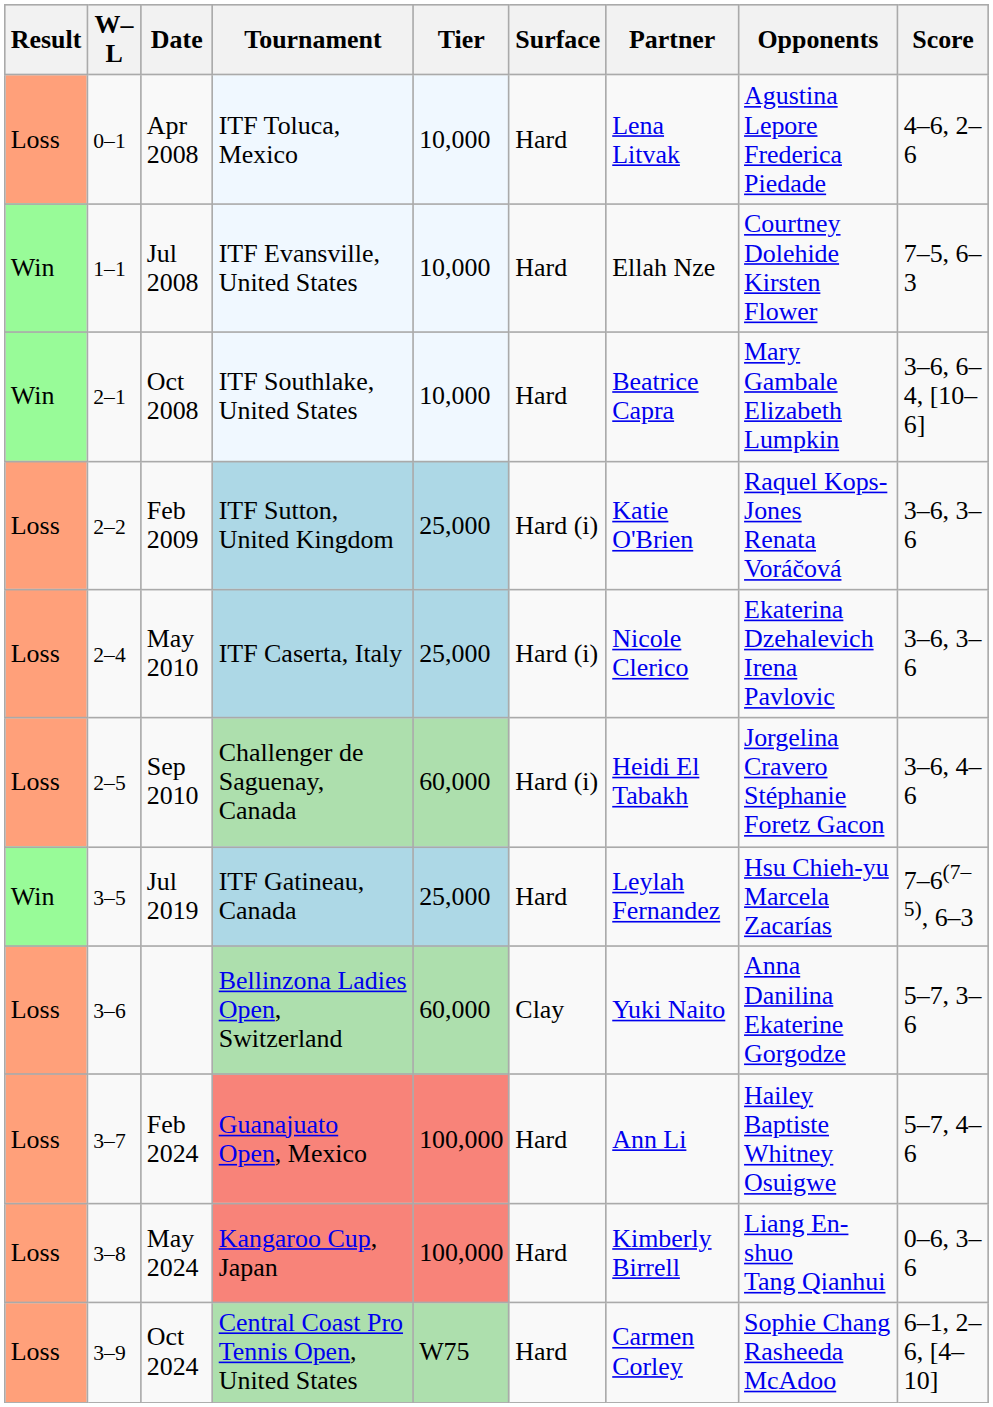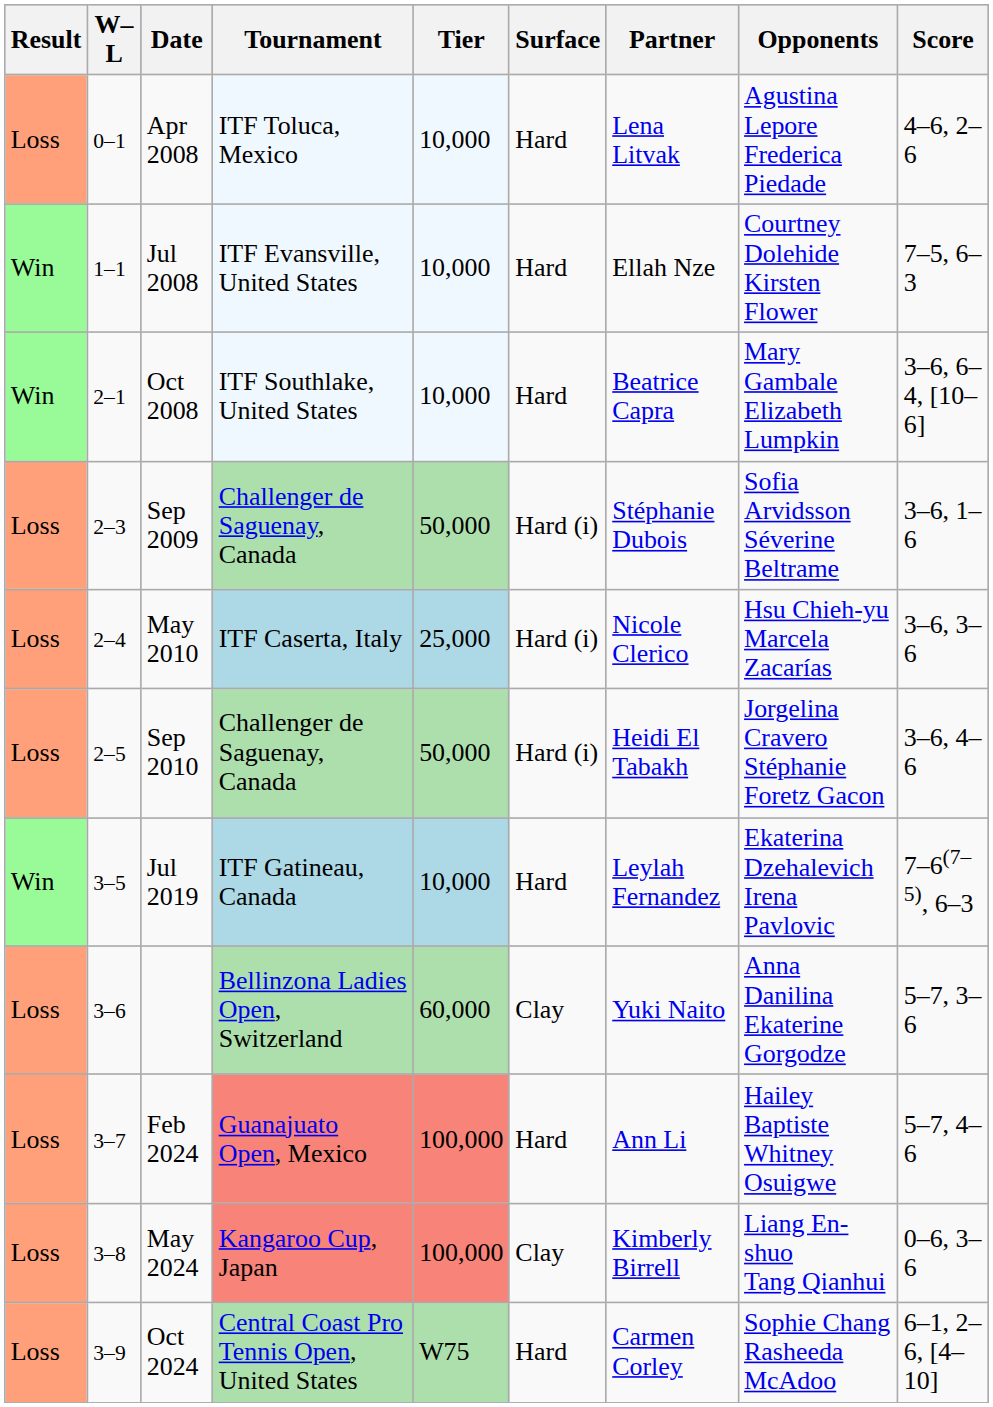- row: (173, 524)
+ row: (173, 524)
(809, 653) Ekaterina Dzehalevich Irena Pavlovic -> (816, 638) Hsu Chieh-yu Marcela Zacarías
(455, 781) 60,000 -> (455, 752) 50,000
(455, 896) 25,000 -> (455, 881) 10,000
(816, 896) Hsu Chieh-yu Marcela Zacarías -> (809, 881) Ekaterina Dzehalevich Irena Pavlovic
(541, 1252) Hard -> (540, 1252) Clay
